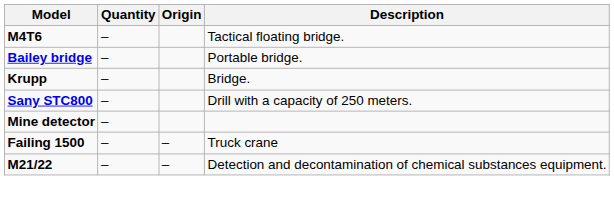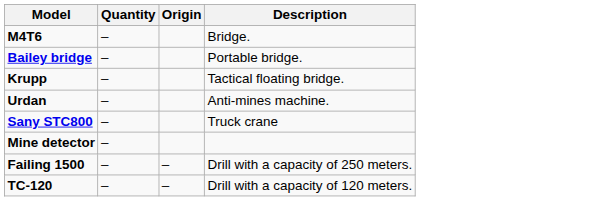(276, 36) Tactical floating bridge. -> (229, 36) Bridge.
(229, 79) Bridge. -> (276, 79) Tactical floating bridge.
+ row: (27, 100)
(310, 100) Drill with a capacity of 250 meters. -> (243, 121) Truck crane
(243, 143) Truck crane -> (310, 164) Drill with a capacity of 250 meters.
+ row: (30, 185)
- row: (30, 164)
